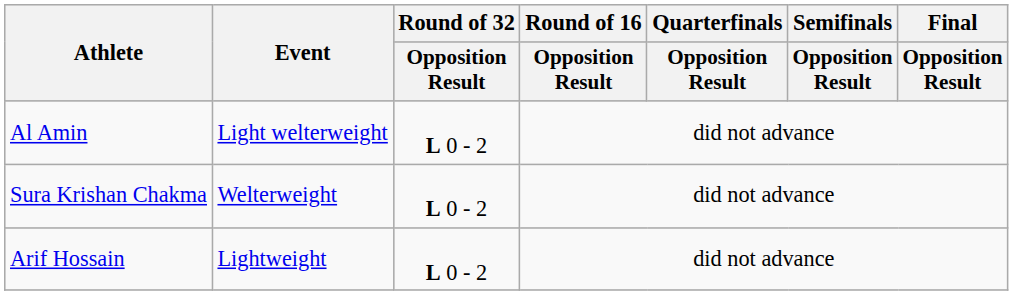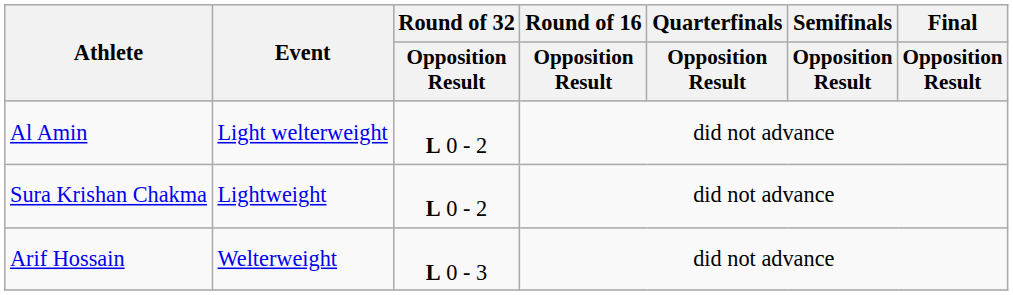(277, 196) Welterweight -> (272, 196) Lightweight
(272, 259) Lightweight -> (277, 259) Welterweight
(457, 272) L 0 - 2 -> (457, 272) L 0 - 3
